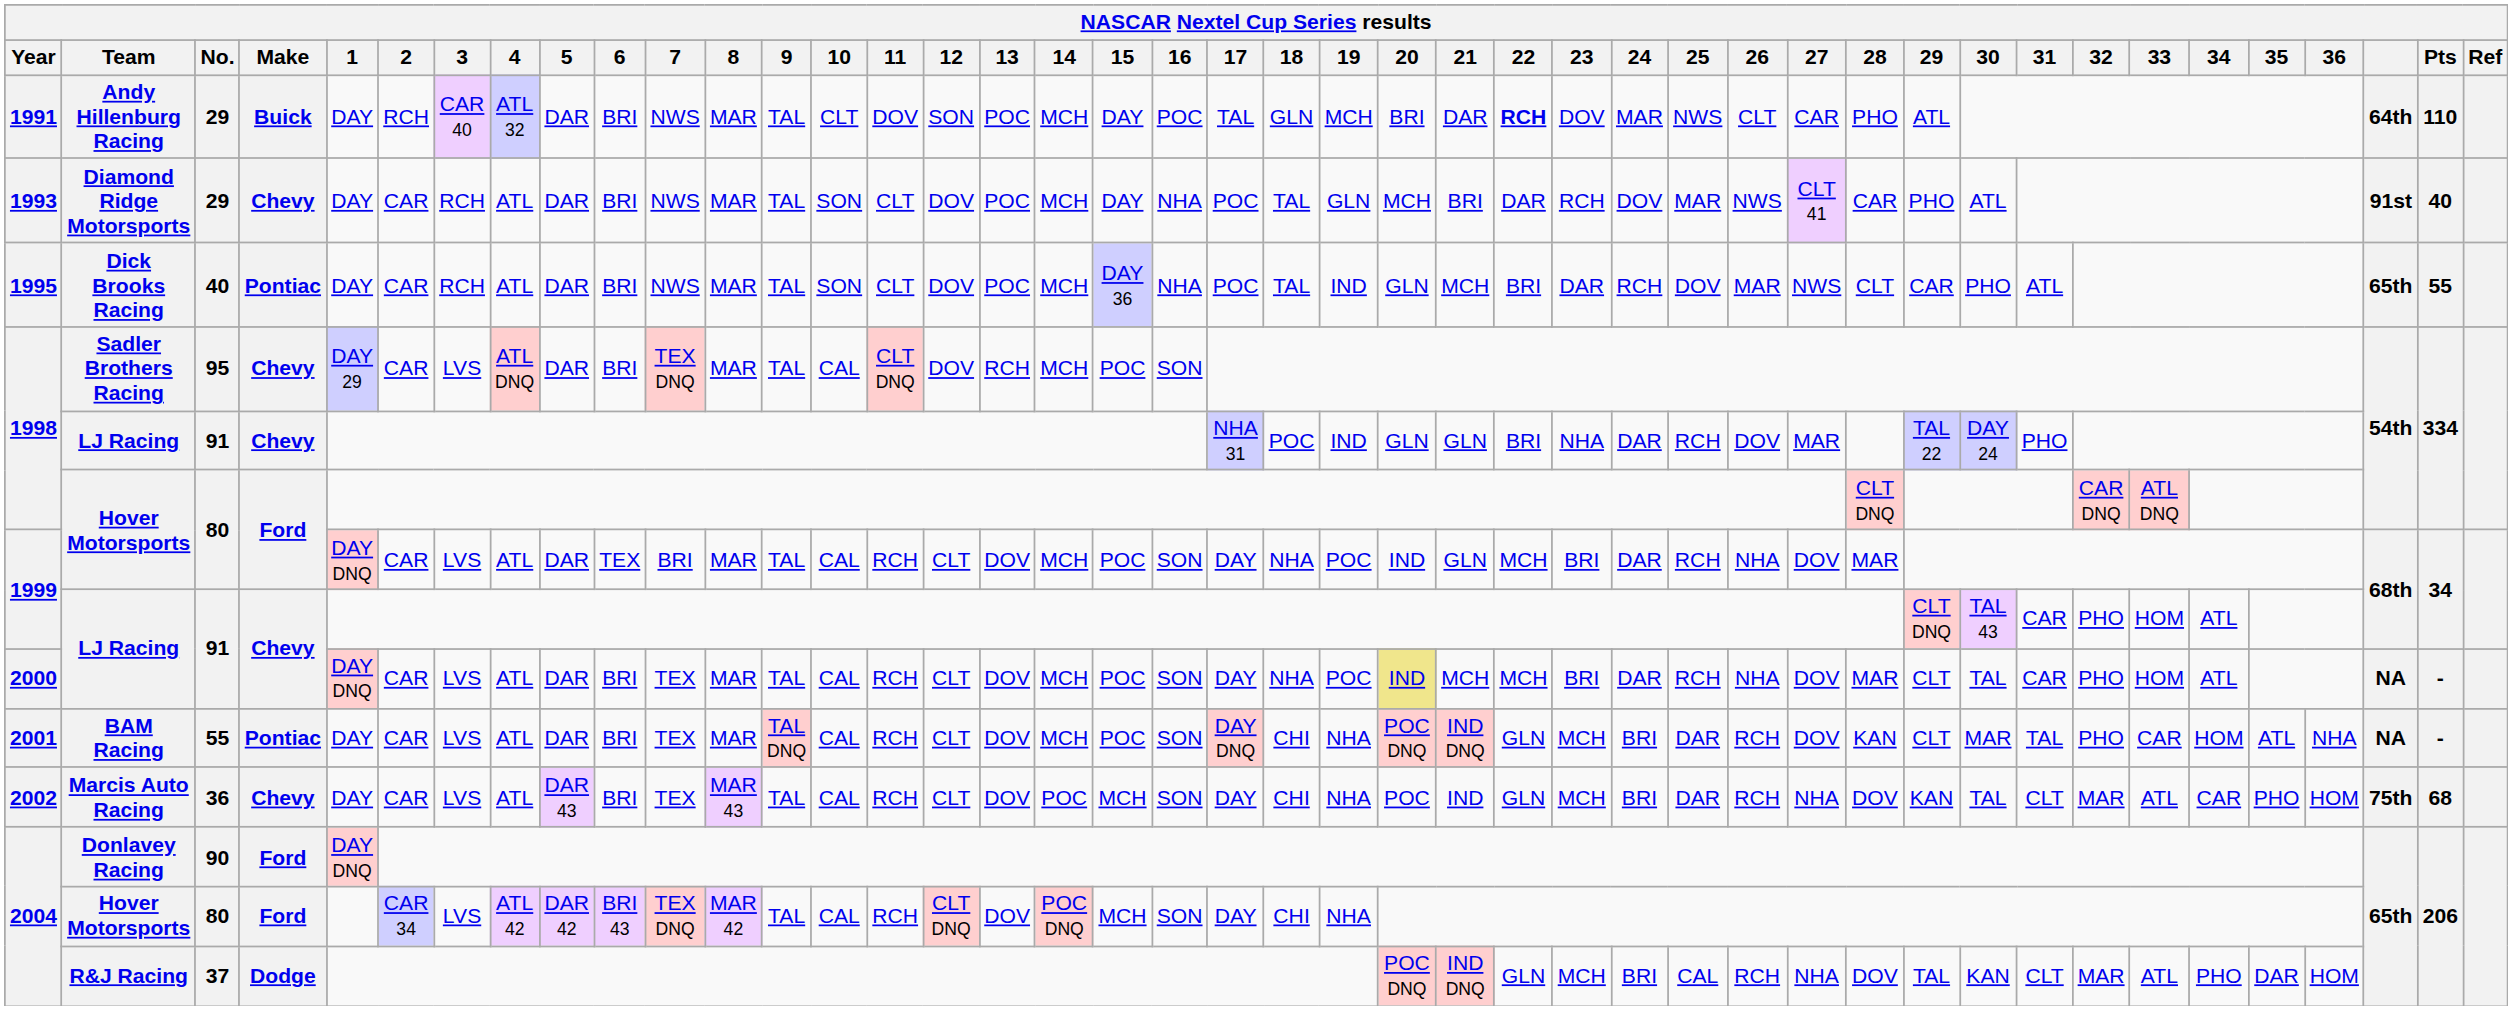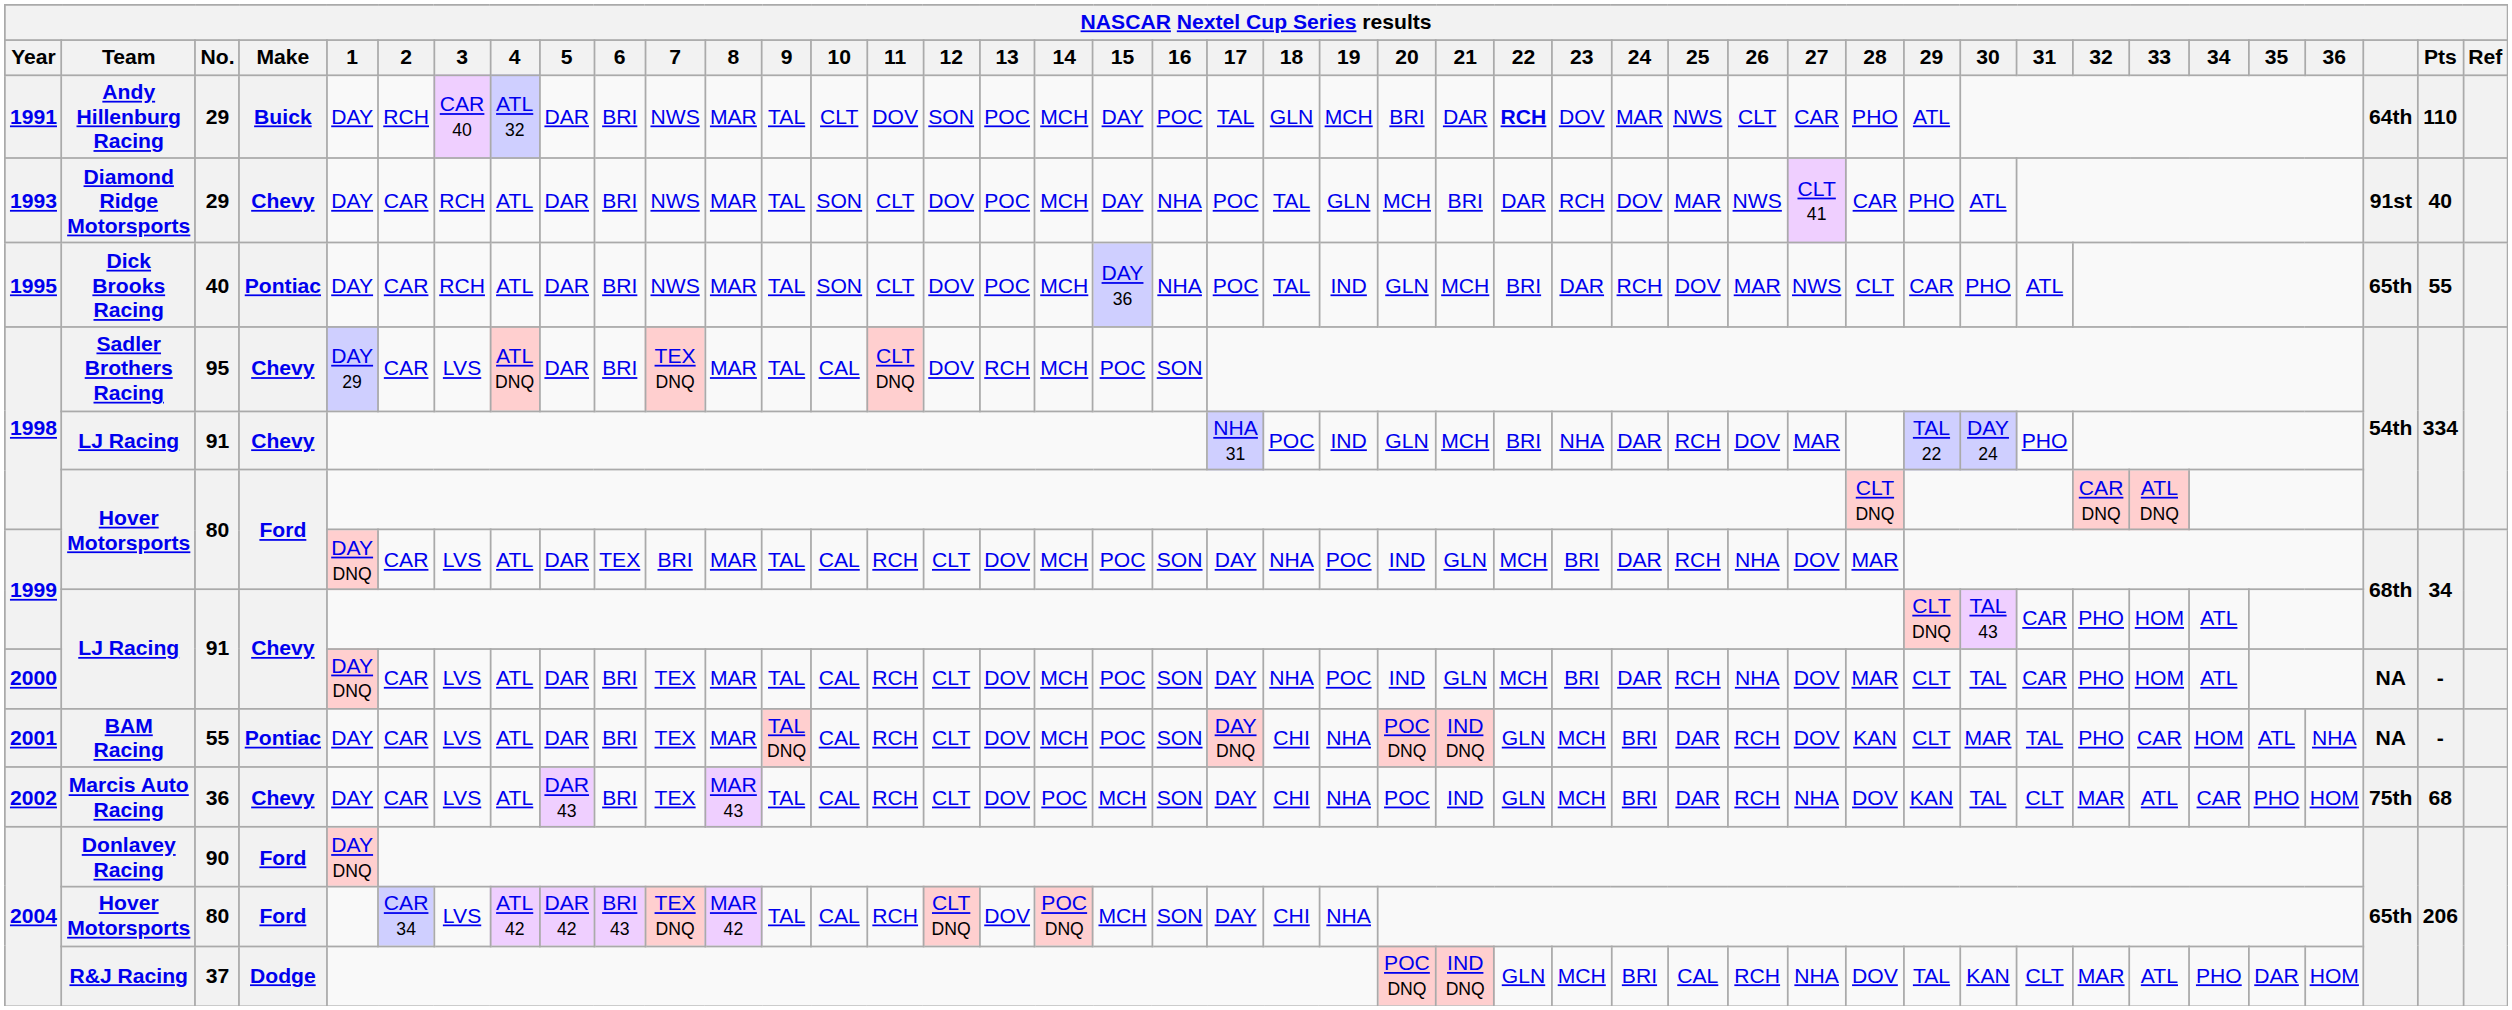(1465, 441) GLN -> (1465, 441) MCH
(1407, 678) khaki background -> (1407, 678) no background
(1465, 678) MCH -> (1465, 678) GLN
